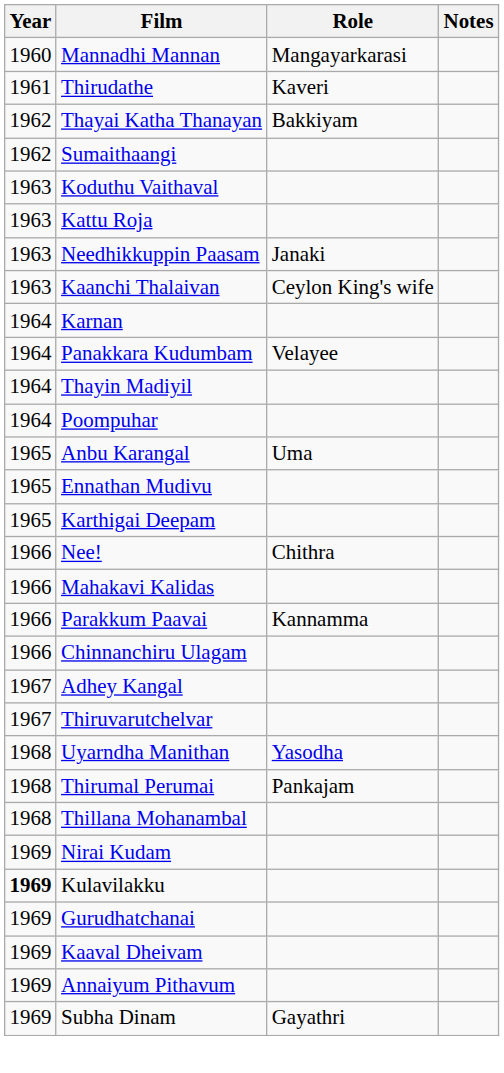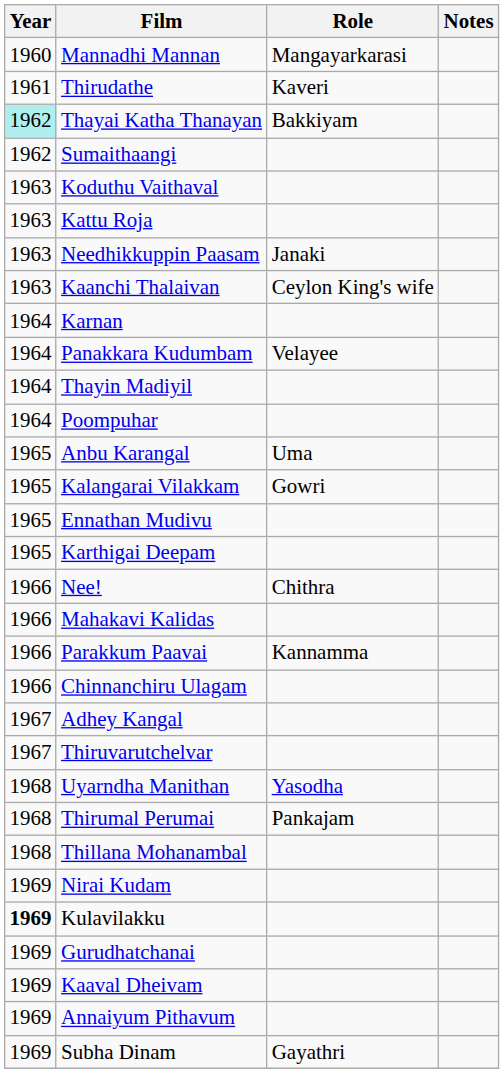(30, 120) no background -> (30, 120) paleturquoise background
+ row: (150, 486)
